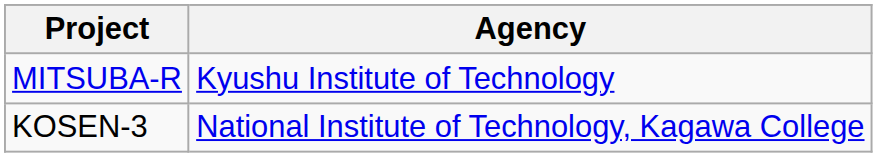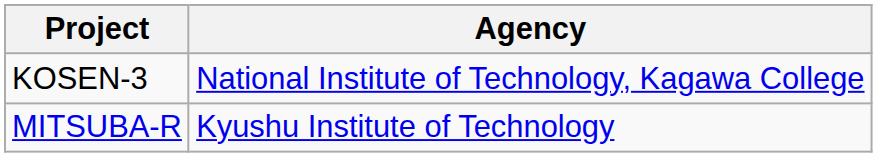rows swapped: (97, 77) <-> (80, 126)
